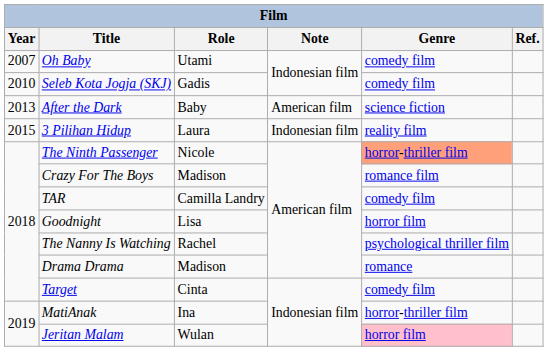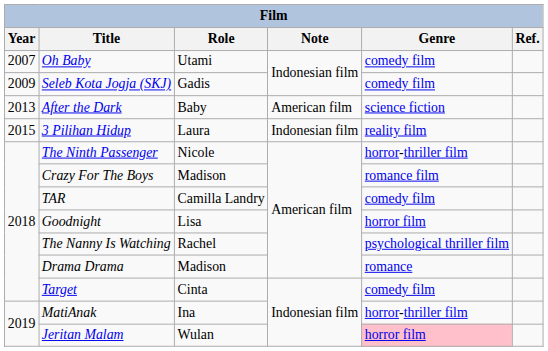(22, 84) 2010 -> (22, 84) 2009
(416, 153) lightsalmon background -> (416, 153) no background
